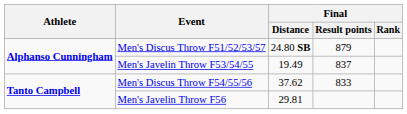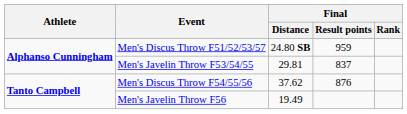(343, 47) 879 -> (343, 47) 959
(291, 65) 19.49 -> (291, 65) 29.81
(343, 83) 833 -> (343, 83) 876
(291, 100) 29.81 -> (291, 100) 19.49
